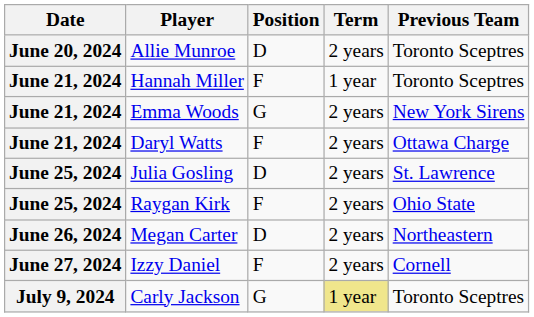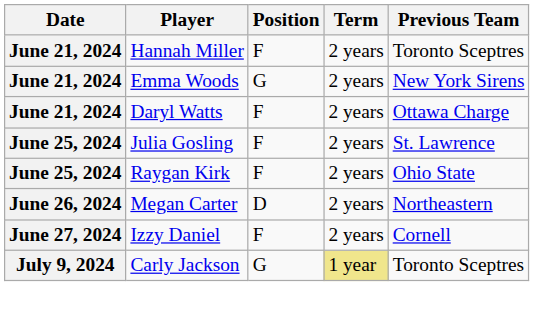- row: (183, 50)
(352, 81) 1 year -> (356, 50) 2 years
(260, 173) D -> (258, 142) F
